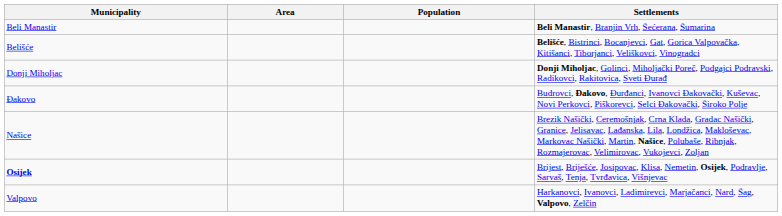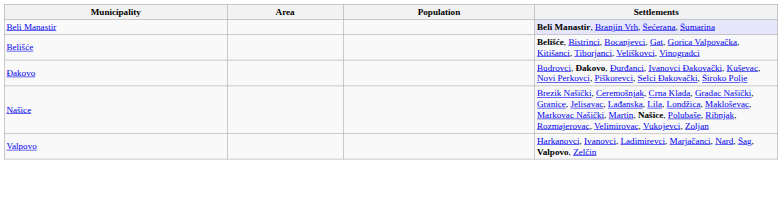(626, 27) no background -> (626, 27) lavender background
- row: (34, 73)
- row: (19, 172)
